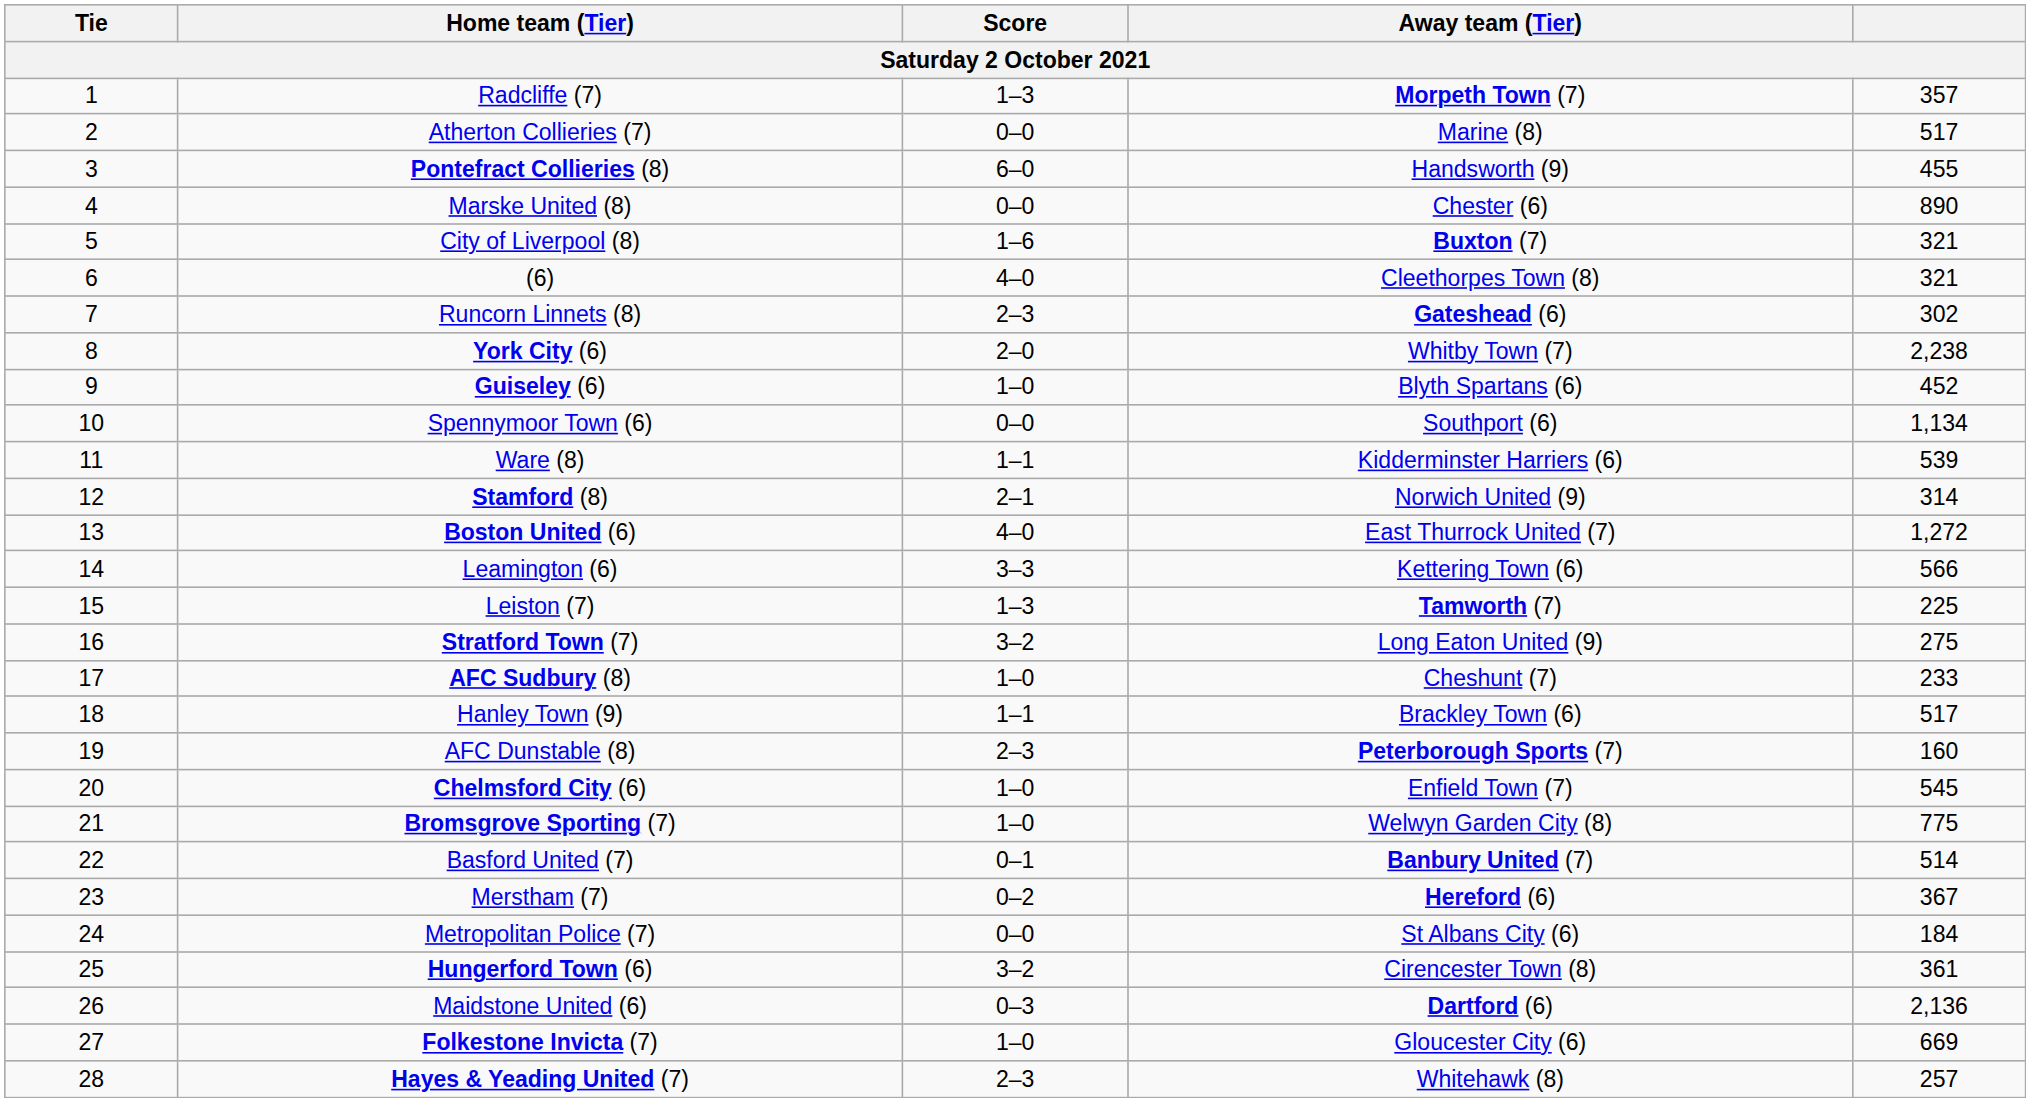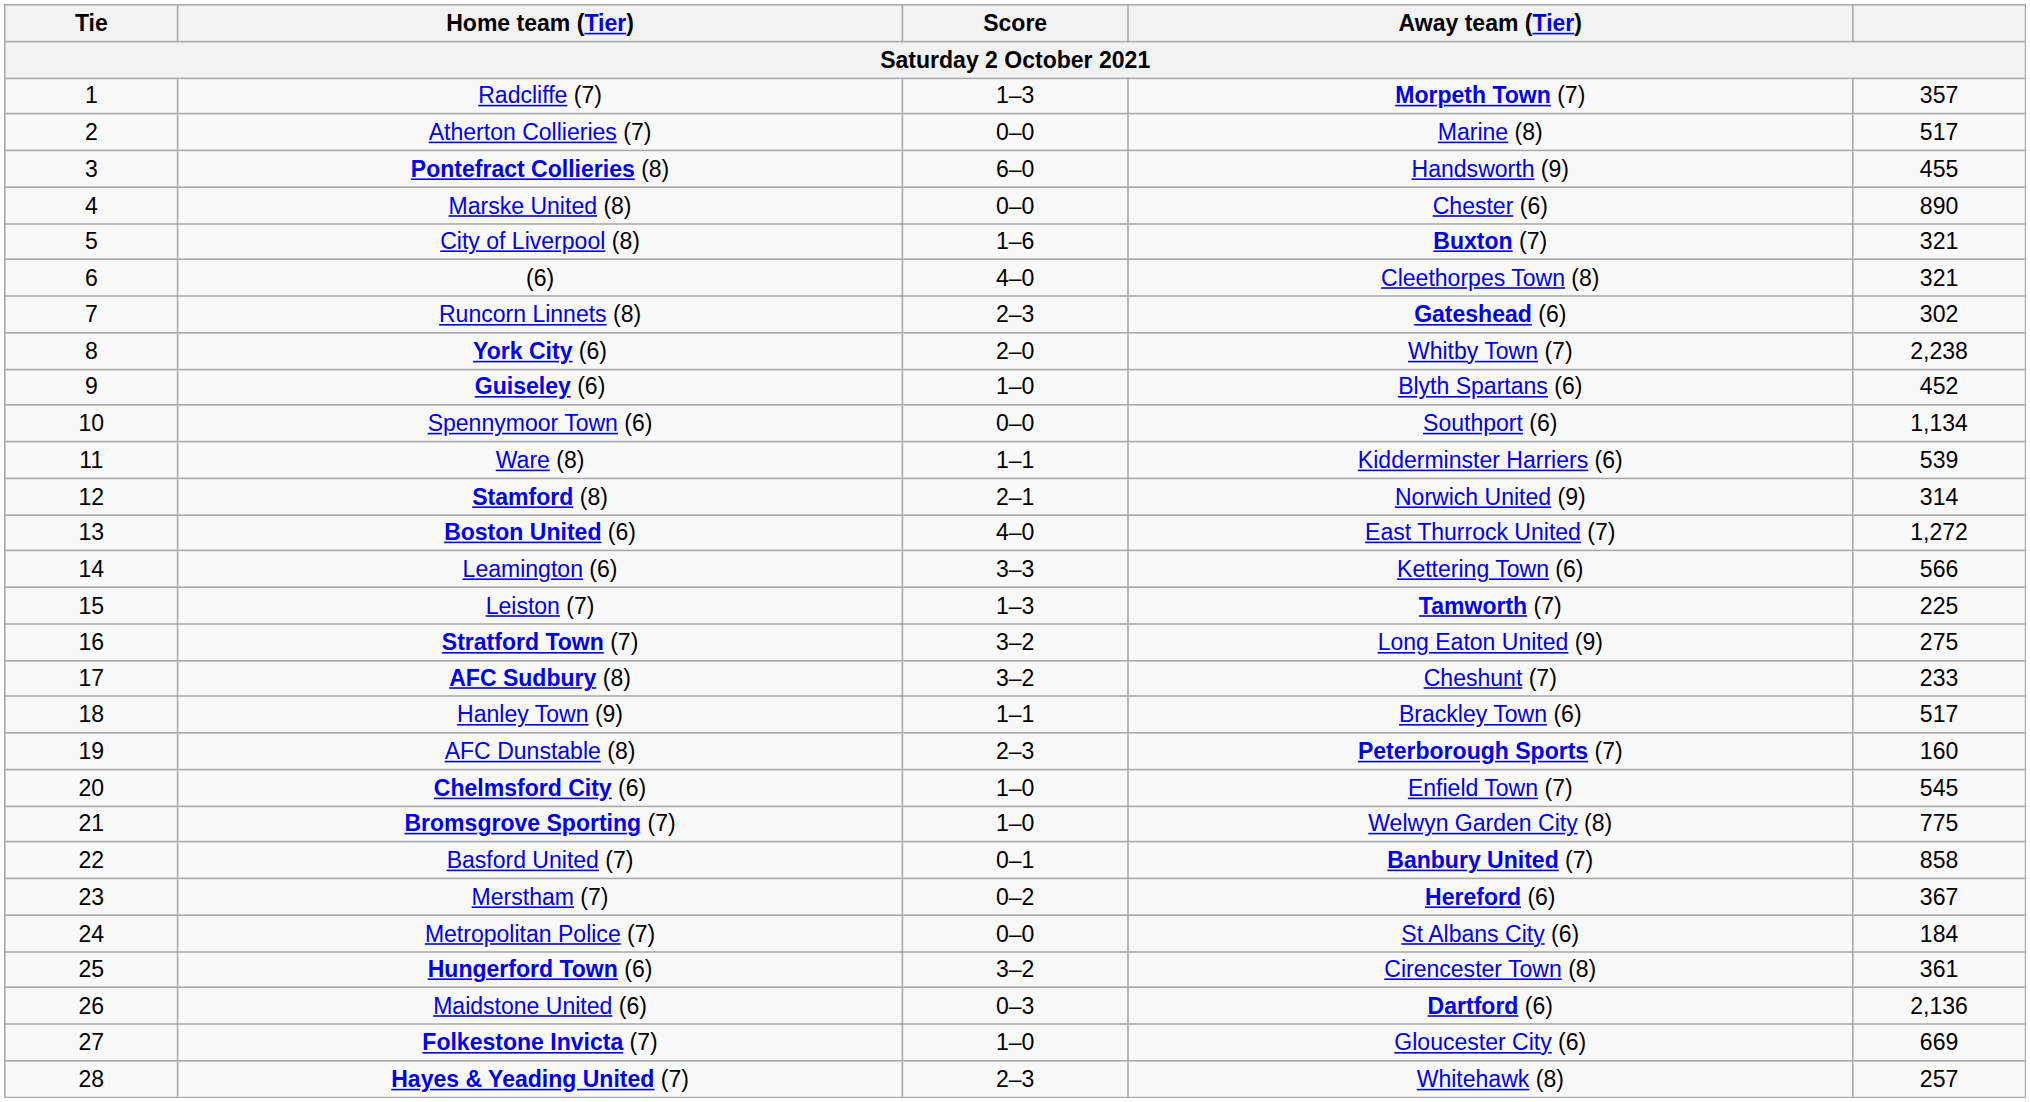(1015, 679) 1–0 -> (1015, 679) 3–2
(1939, 861) 514 -> (1939, 861) 858
